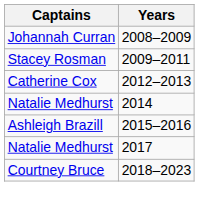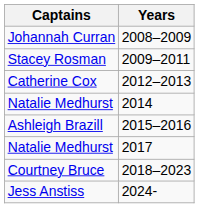+ row: (139, 192)
